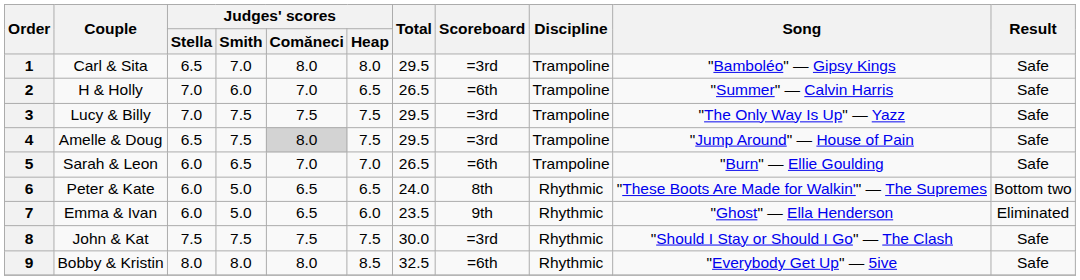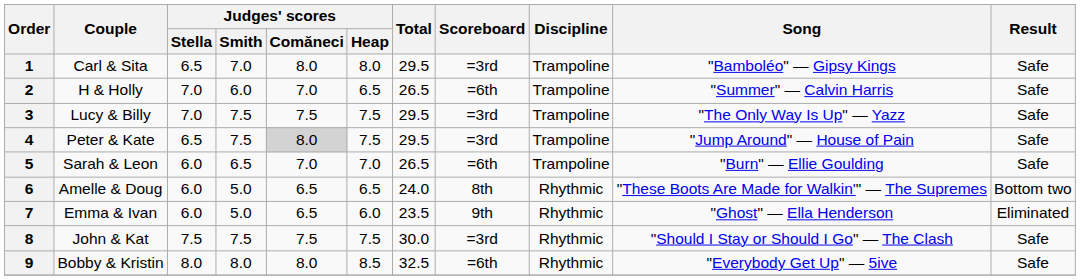(111, 139) Amelle & Doug -> (111, 139) Peter & Kate
(111, 189) Peter & Kate -> (111, 189) Amelle & Doug
